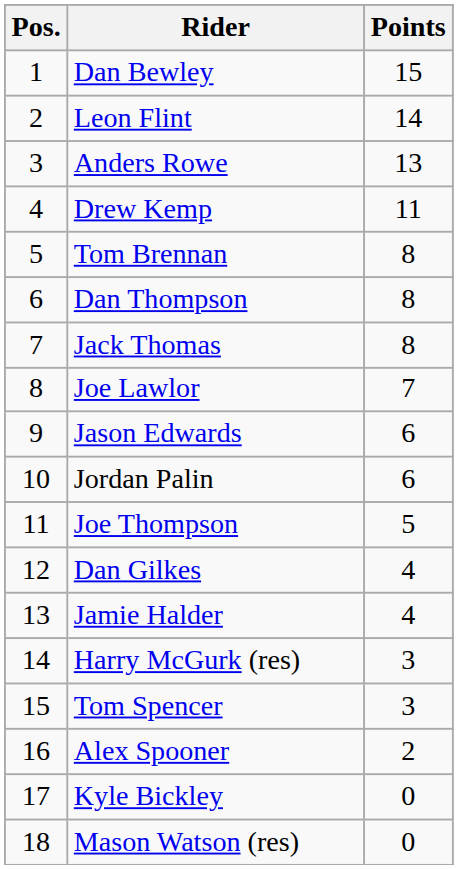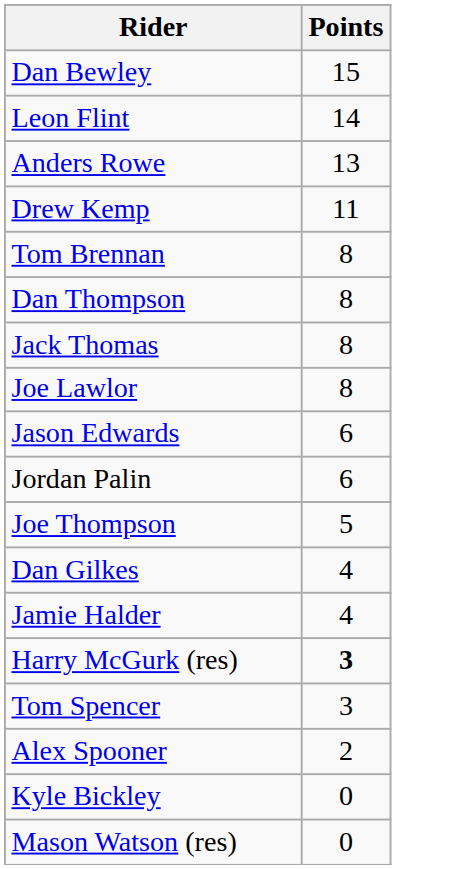- column: (36, 26)
(408, 388) 7 -> (346, 388) 8
(408, 660) normal -> (346, 660) bold
